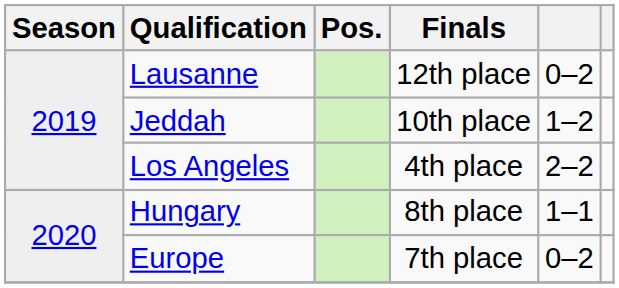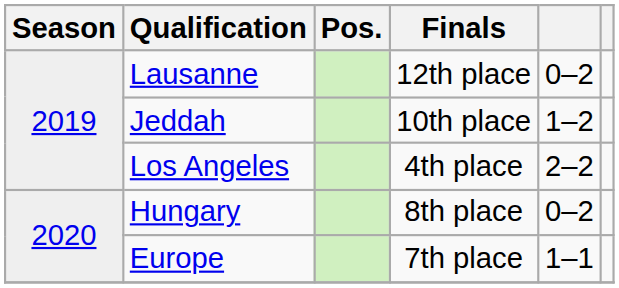(569, 212) 1–1 -> (569, 212) 0–2
(569, 258) 0–2 -> (569, 258) 1–1
